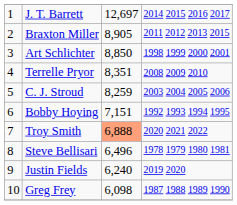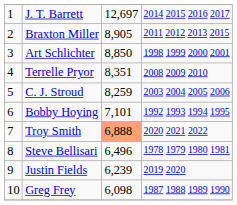(118, 111) 7,151 -> (118, 111) 7,101
(118, 170) 6,240 -> (118, 170) 6,239
